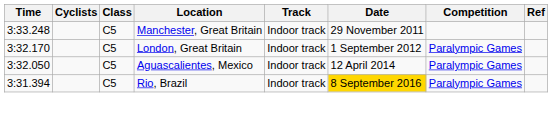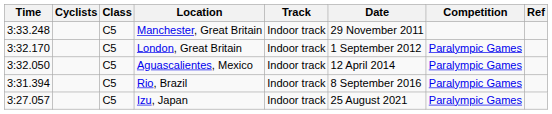(376, 83) gold background -> (376, 83) no background
+ row: (162, 100)
